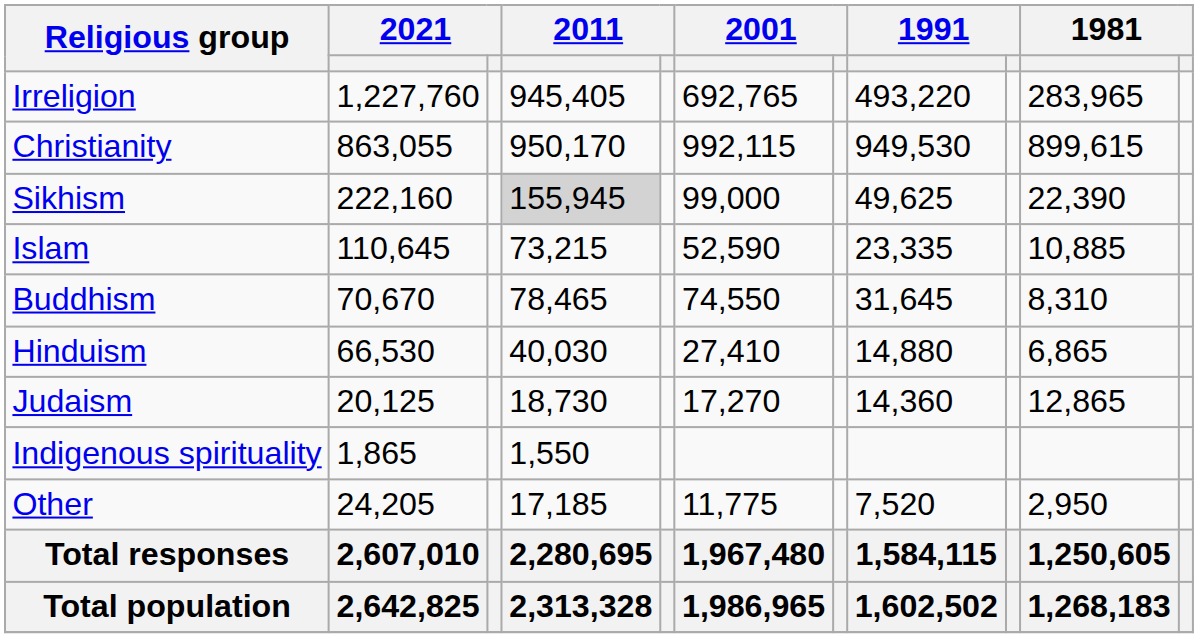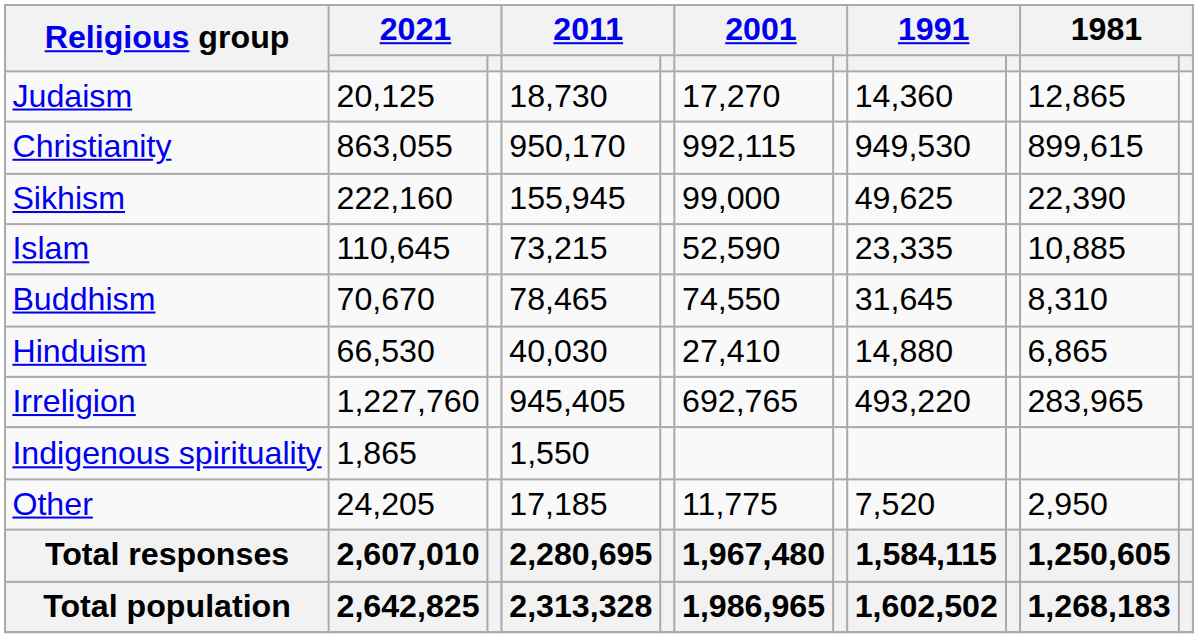rows swapped: (74, 95) <-> (72, 401)
(567, 197) lightgrey background -> (567, 197) no background
